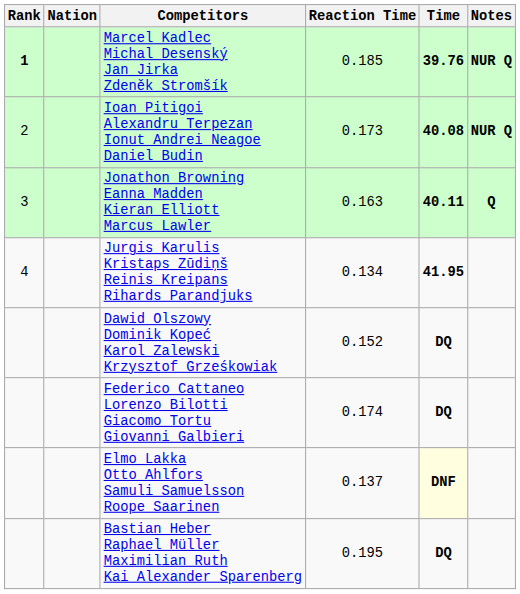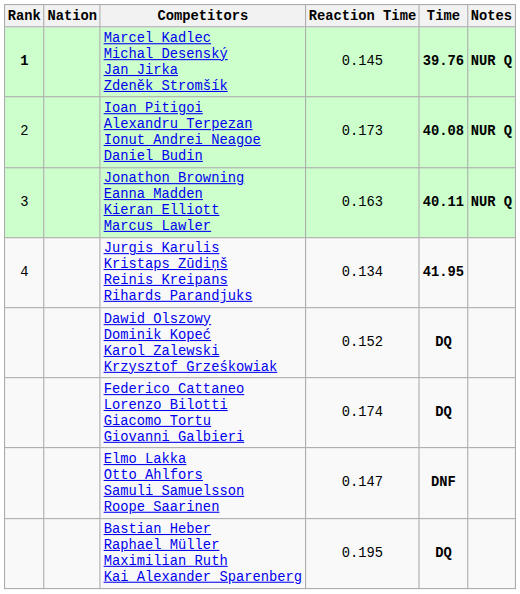(362, 62) 0.185 -> (362, 62) 0.145
(491, 202) Q -> (491, 202) NUR Q
(362, 483) 0.137 -> (362, 483) 0.147
(443, 483) lightyellow background -> (443, 483) no background
